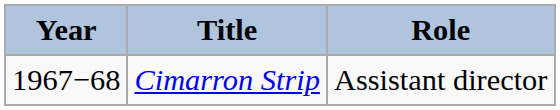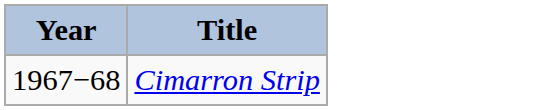- column: (441, 29)
